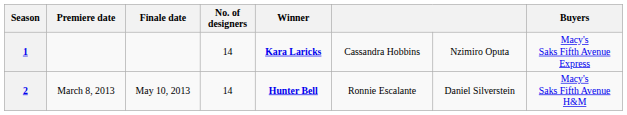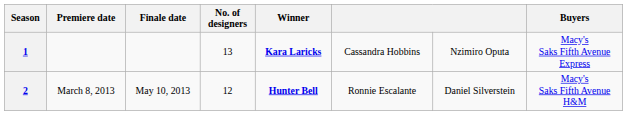(228, 52) 14 -> (228, 52) 13
(228, 91) 14 -> (228, 91) 12
